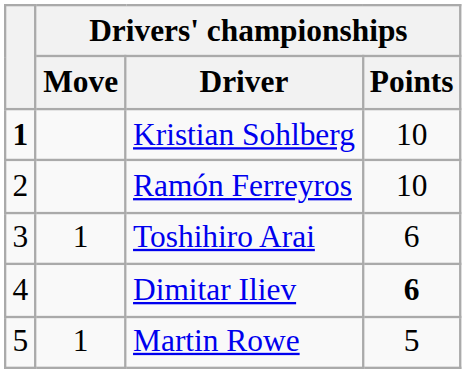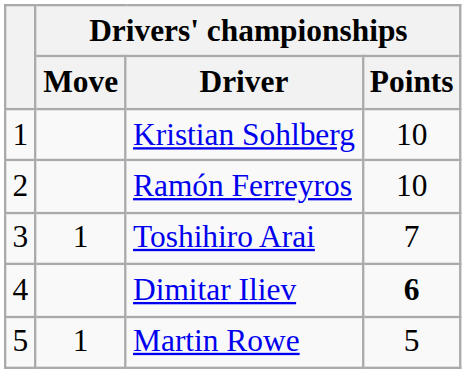(20, 133) bold -> (20, 133) normal
(412, 237) 6 -> (412, 237) 7
